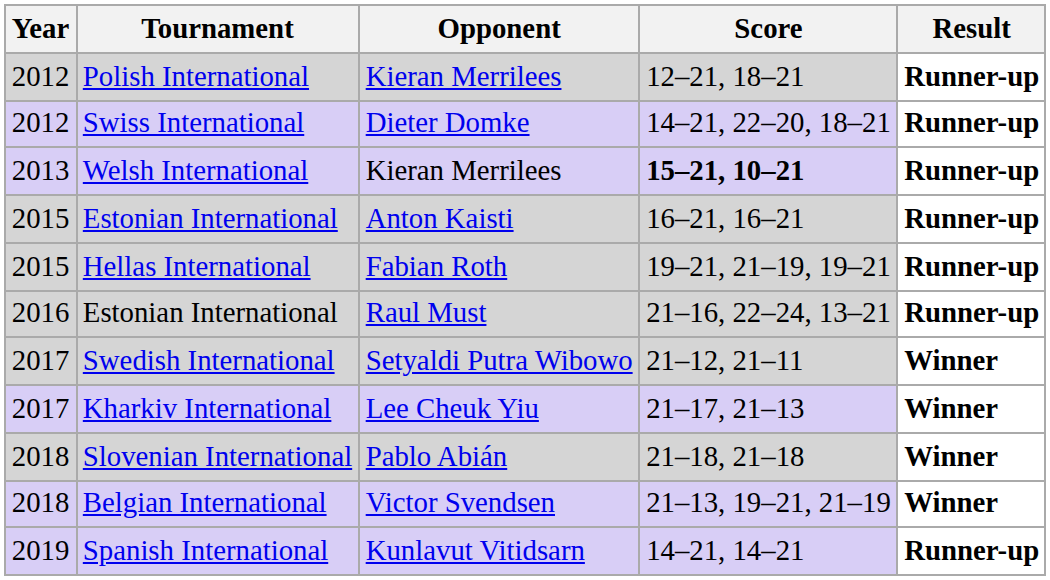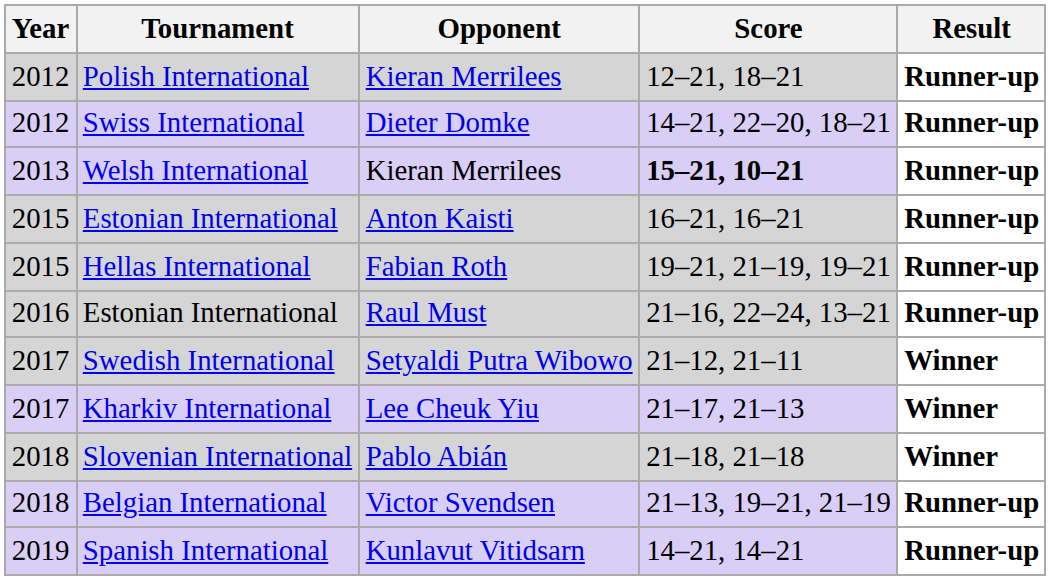(951, 503) Winner -> (972, 503) Runner-up
